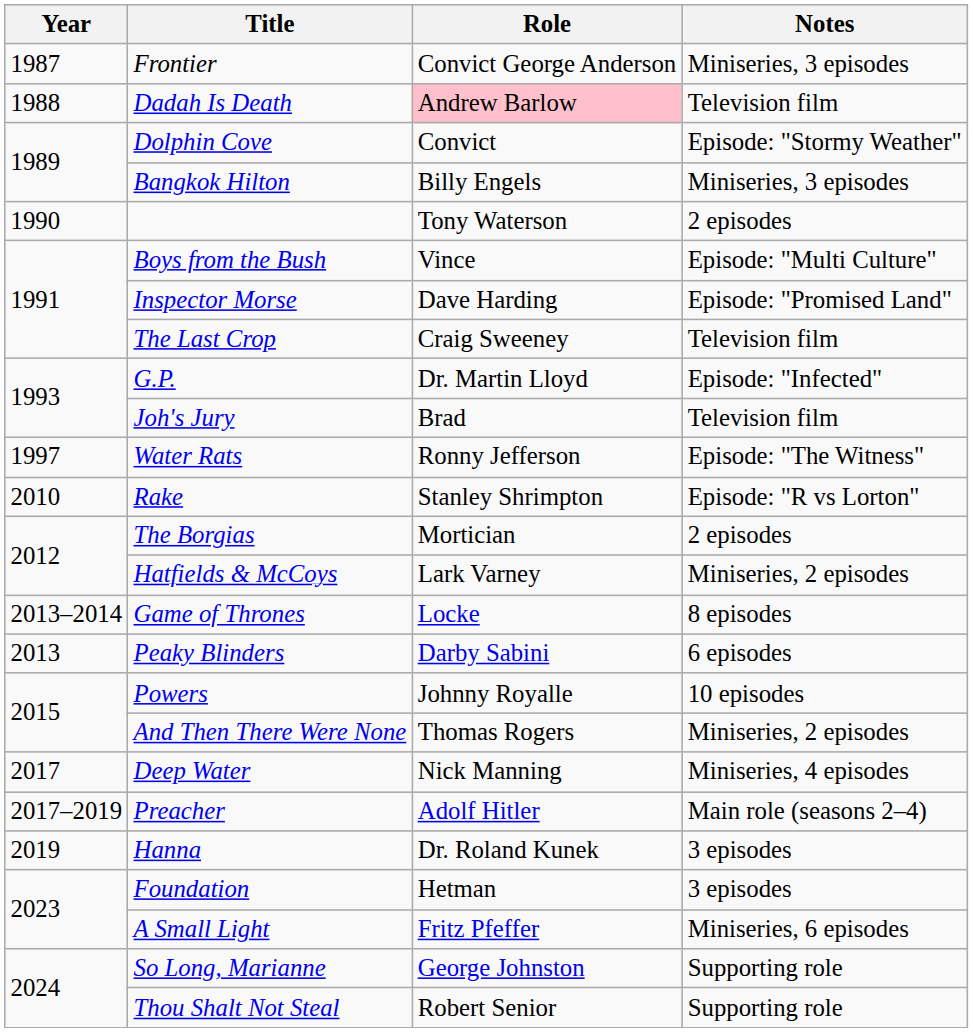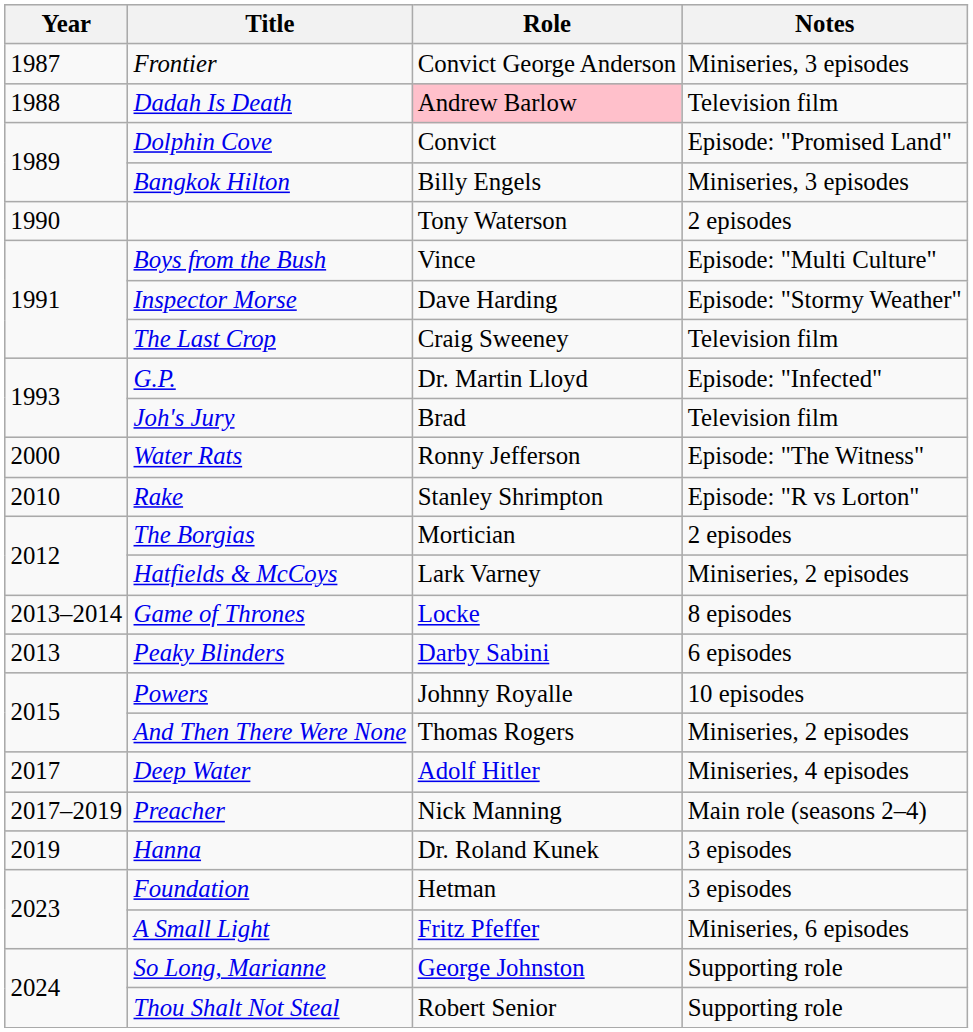(825, 142) Episode: "Stormy Weather" -> (820, 142) Episode: "Promised Land"
(820, 299) Episode: "Promised Land" -> (825, 299) Episode: "Stormy Weather"
(35, 456) 1997 -> (35, 456) 2000
(490, 771) Nick Manning -> (479, 771) Adolf Hitler
(479, 810) Adolf Hitler -> (490, 810) Nick Manning
